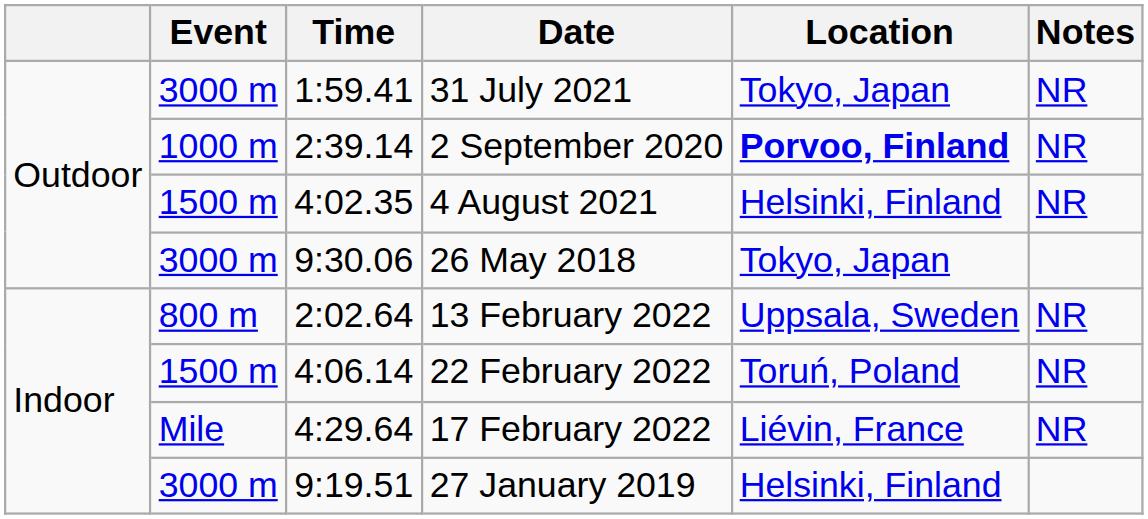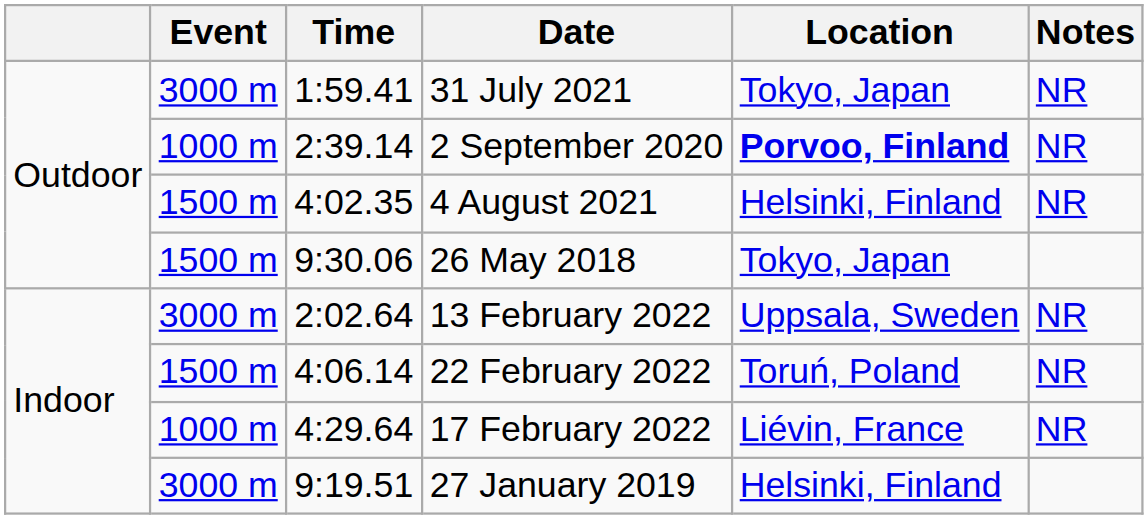(218, 259) 3000 m -> (218, 259) 1500 m
(208, 315) 800 m -> (218, 315) 3000 m
(191, 428) Mile -> (218, 428) 1000 m
